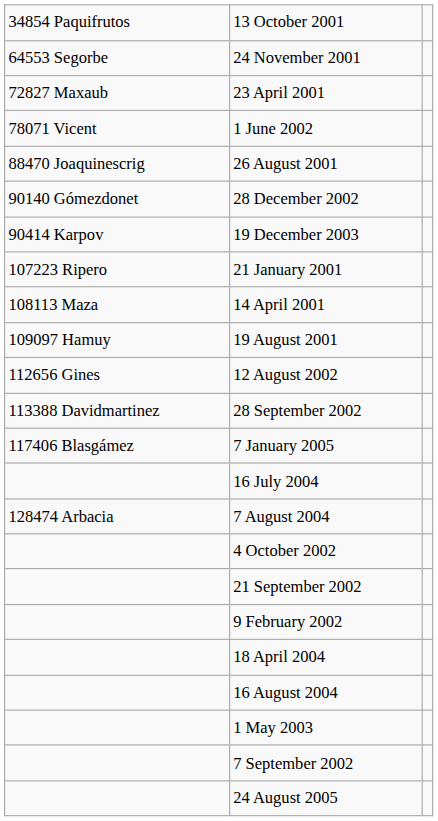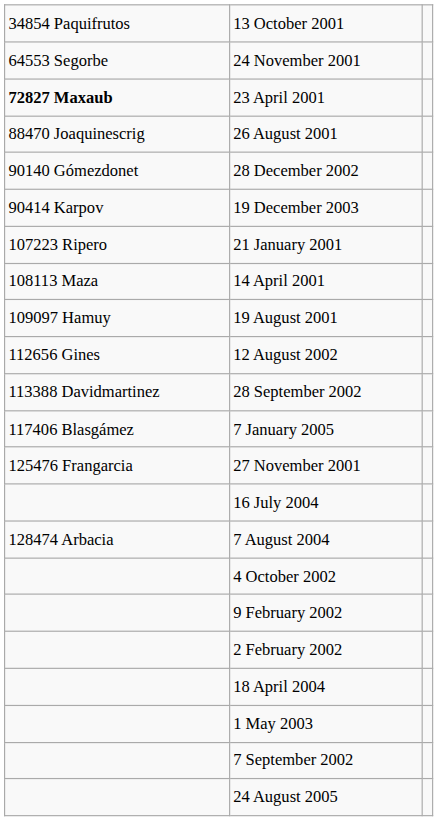(58, 93) normal -> (61, 97) bold
- row: (273, 128)
+ row: (297, 465)
- row: (297, 586)
+ row: (288, 649)
- row: (286, 692)
